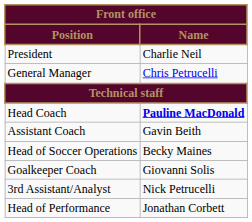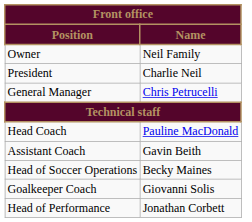+ row: (24, 54)
(194, 112) bold -> (190, 131) normal
- row: (59, 189)
